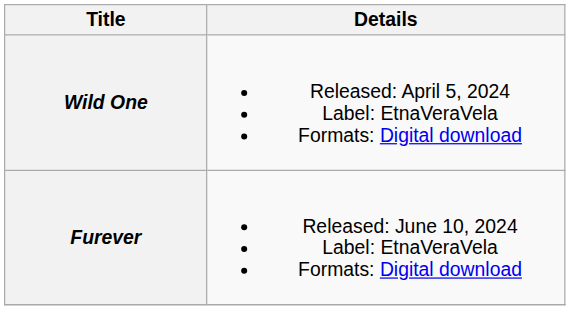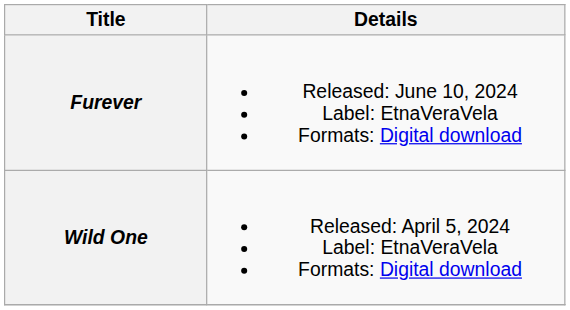rows swapped: (106, 102) <-> (106, 237)
